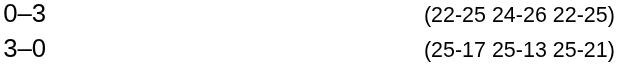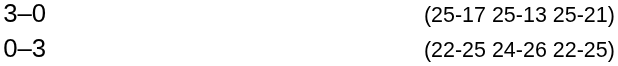rows swapped: (25, 48) <-> (25, 13)
